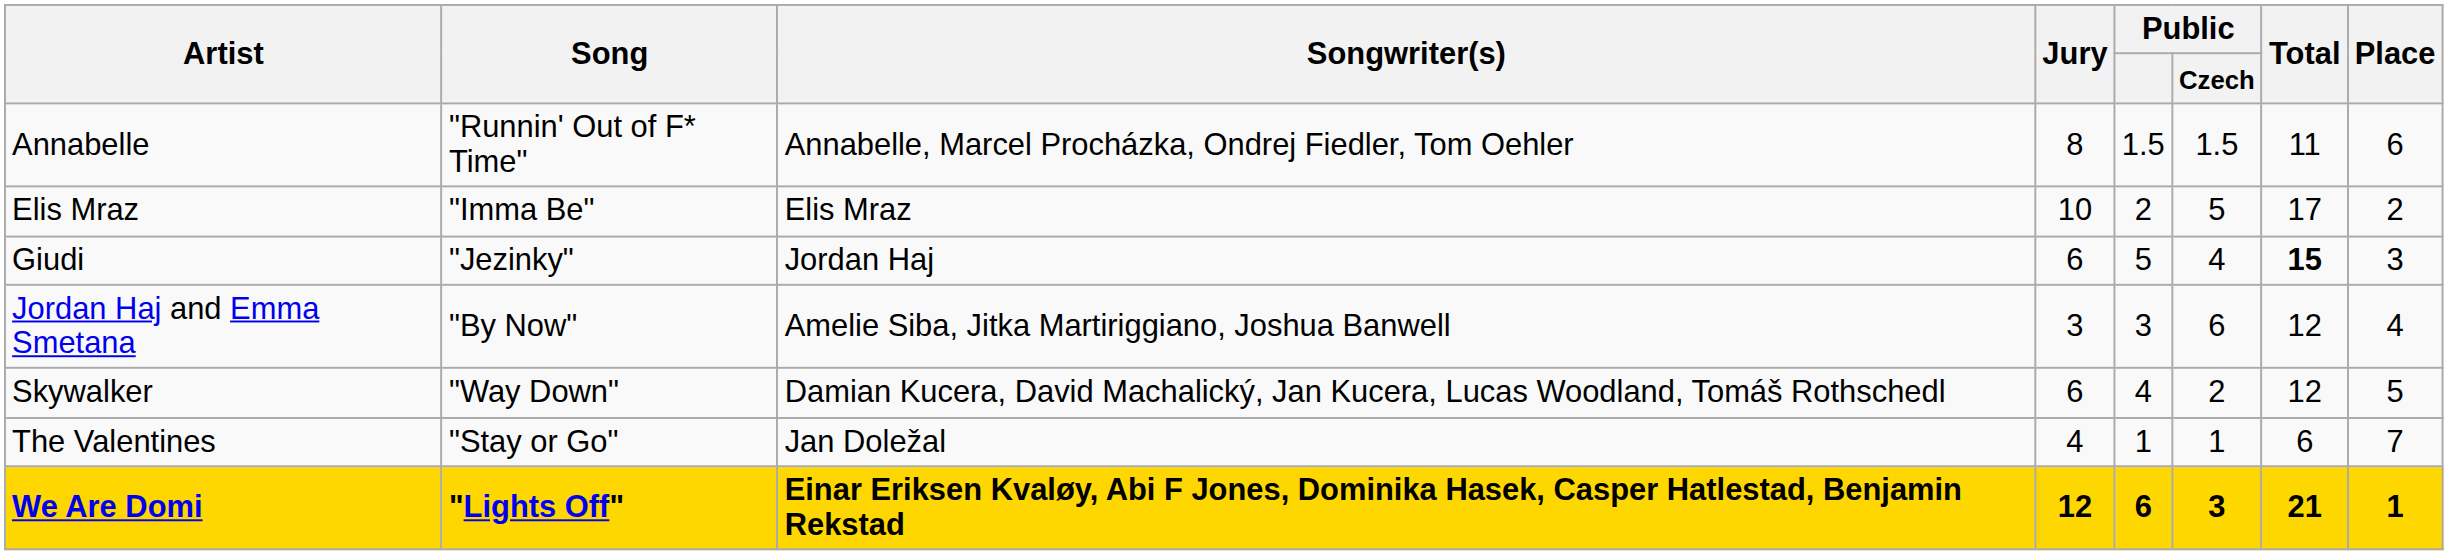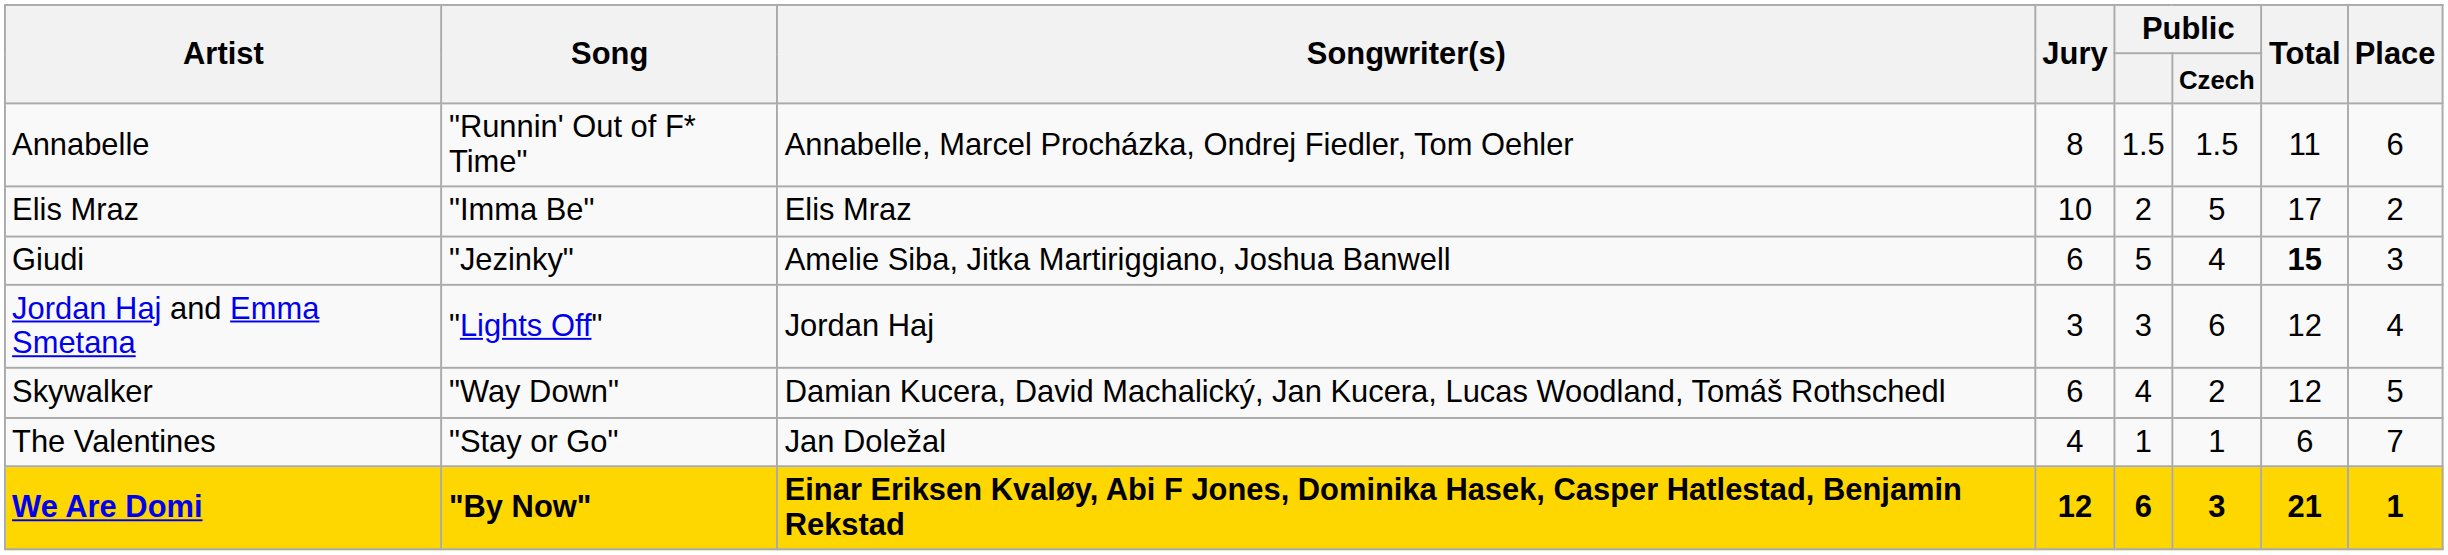(859, 259) Jordan Haj -> (1118, 259) Amelie Siba, Jitka Martiriggiano, Joshua Banwell
(513, 325) "By Now" -> (526, 325) "Lights Off"
(1118, 325) Amelie Siba, Jitka Martiriggiano, Joshua Banwell -> (859, 325) Jordan Haj
(536, 507) "Lights Off" -> (520, 507) "By Now"
